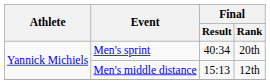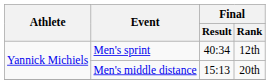(250, 51) 20th -> (250, 51) 12th
(250, 70) 12th -> (250, 70) 20th
